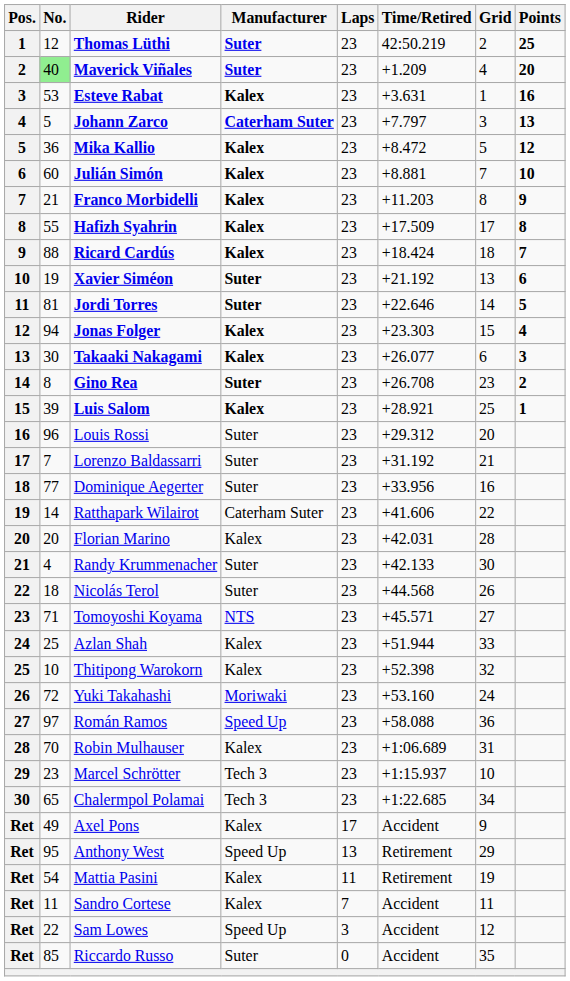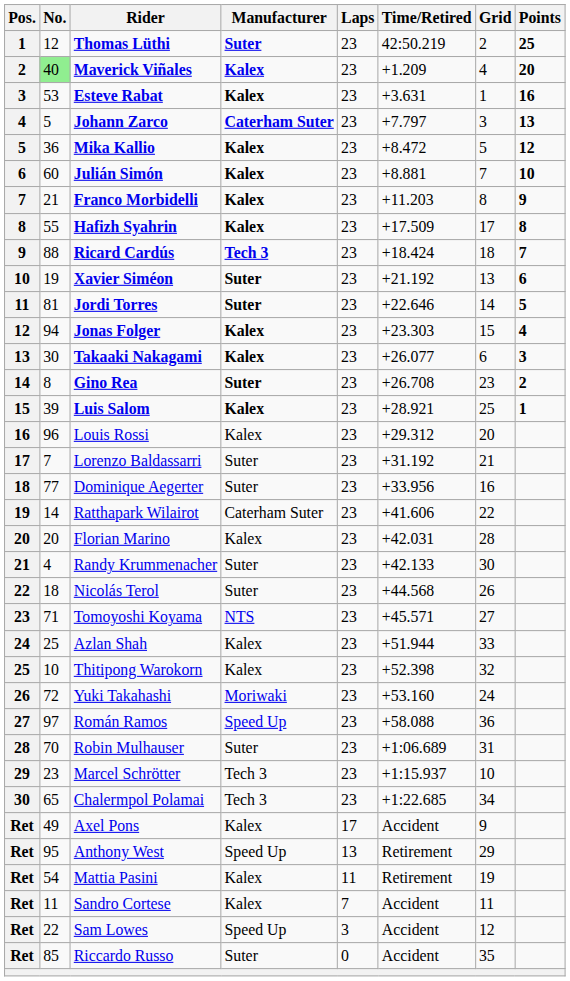(243, 69) Suter -> (244, 69) Kalex
(244, 252) Kalex -> (246, 252) Tech 3
(241, 434) Suter -> (243, 434) Kalex
(243, 747) Kalex -> (241, 747) Suter
